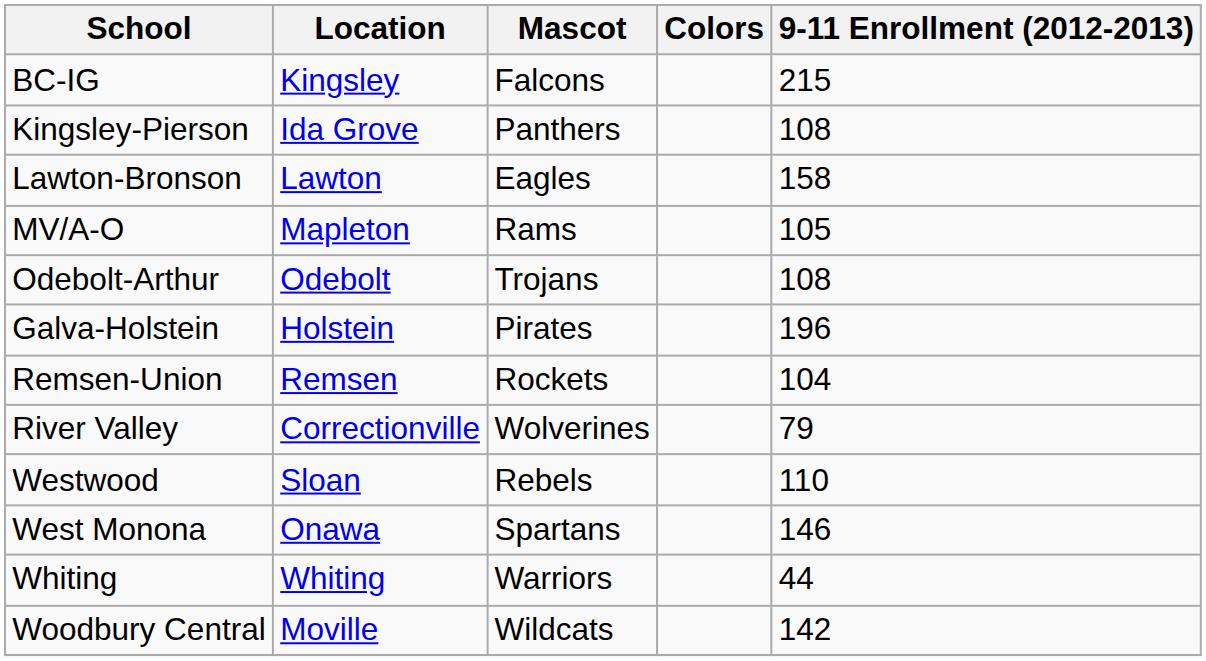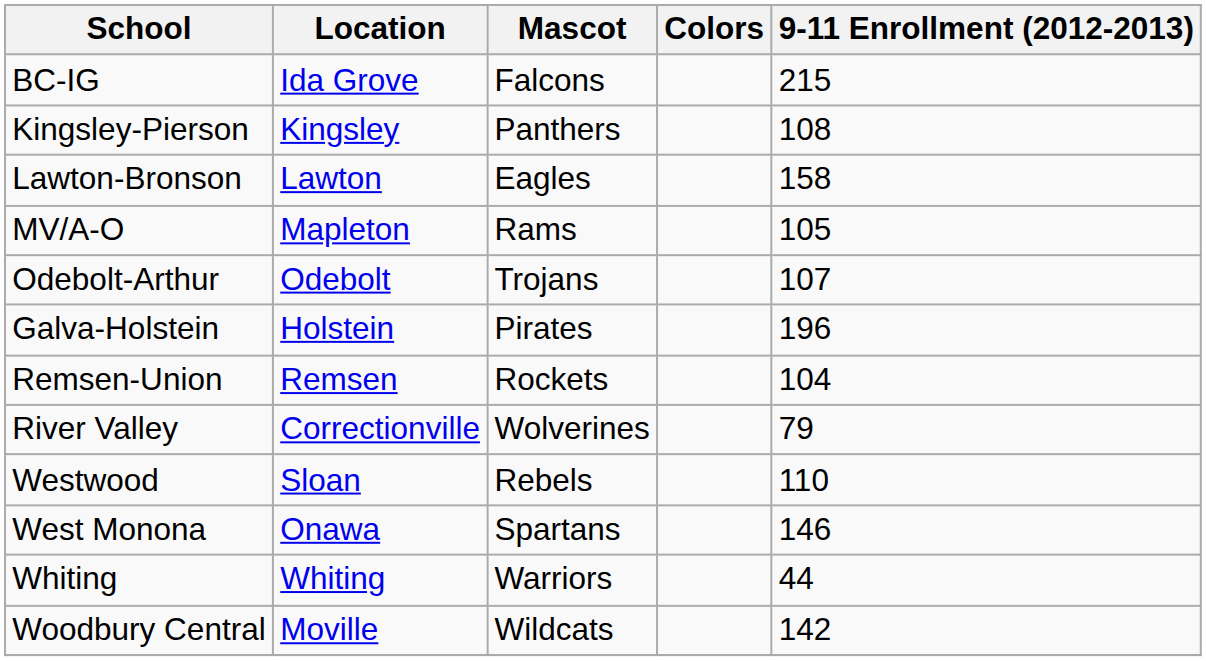(340, 79) Kingsley -> (349, 79) Ida Grove
(349, 129) Ida Grove -> (340, 129) Kingsley
(805, 279) 108 -> (805, 279) 107
